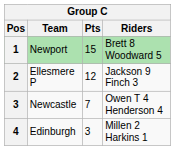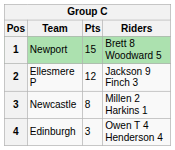(88, 104) 7 -> (88, 104) 8
(134, 104) Owen T 4 Henderson 4 -> (126, 104) Millen 2 Harkins 1
(126, 132) Millen 2 Harkins 1 -> (134, 132) Owen T 4 Henderson 4
